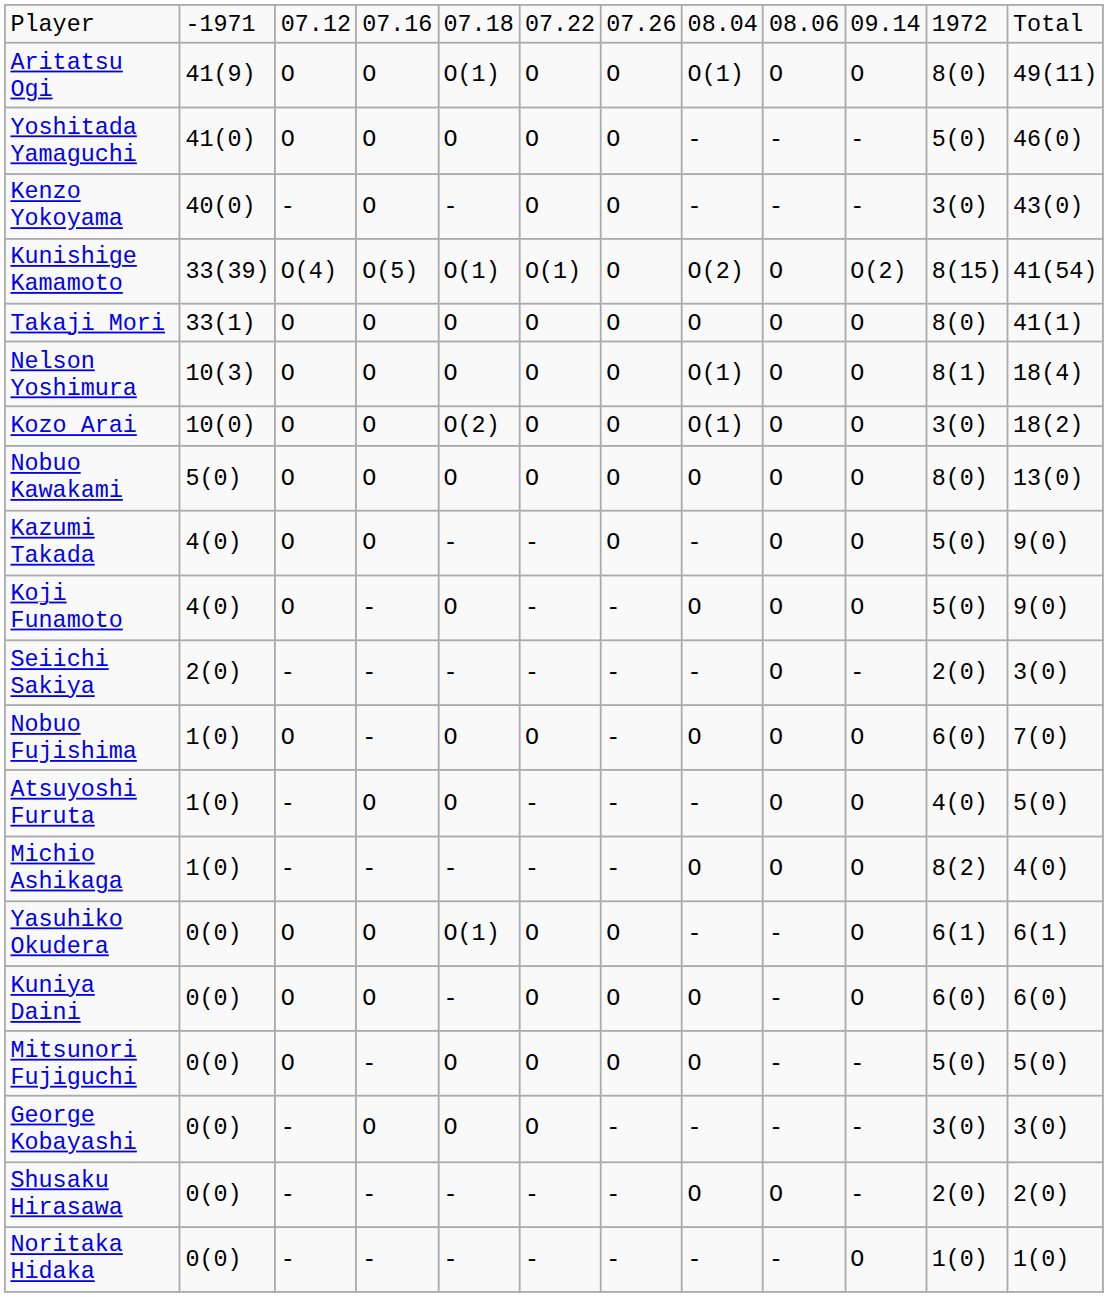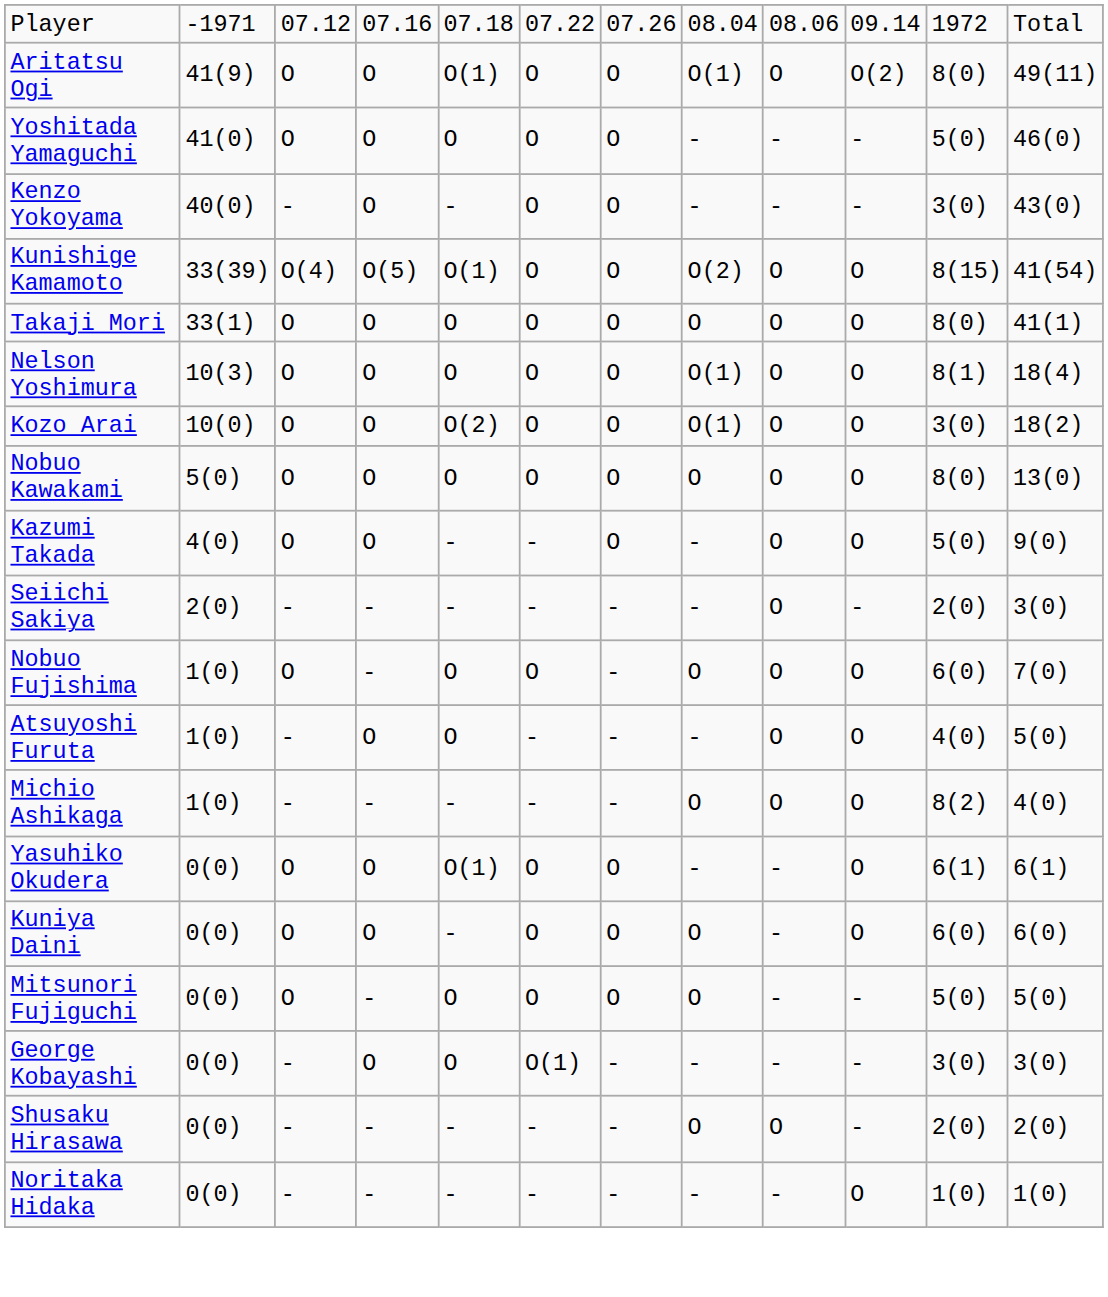(857, 76) O -> (878, 76) O(2)
(553, 271) O(1) -> (532, 271) O
(878, 271) O(2) -> (857, 271) O
- row: (67, 608)
(532, 1129) O -> (553, 1064) O(1)
